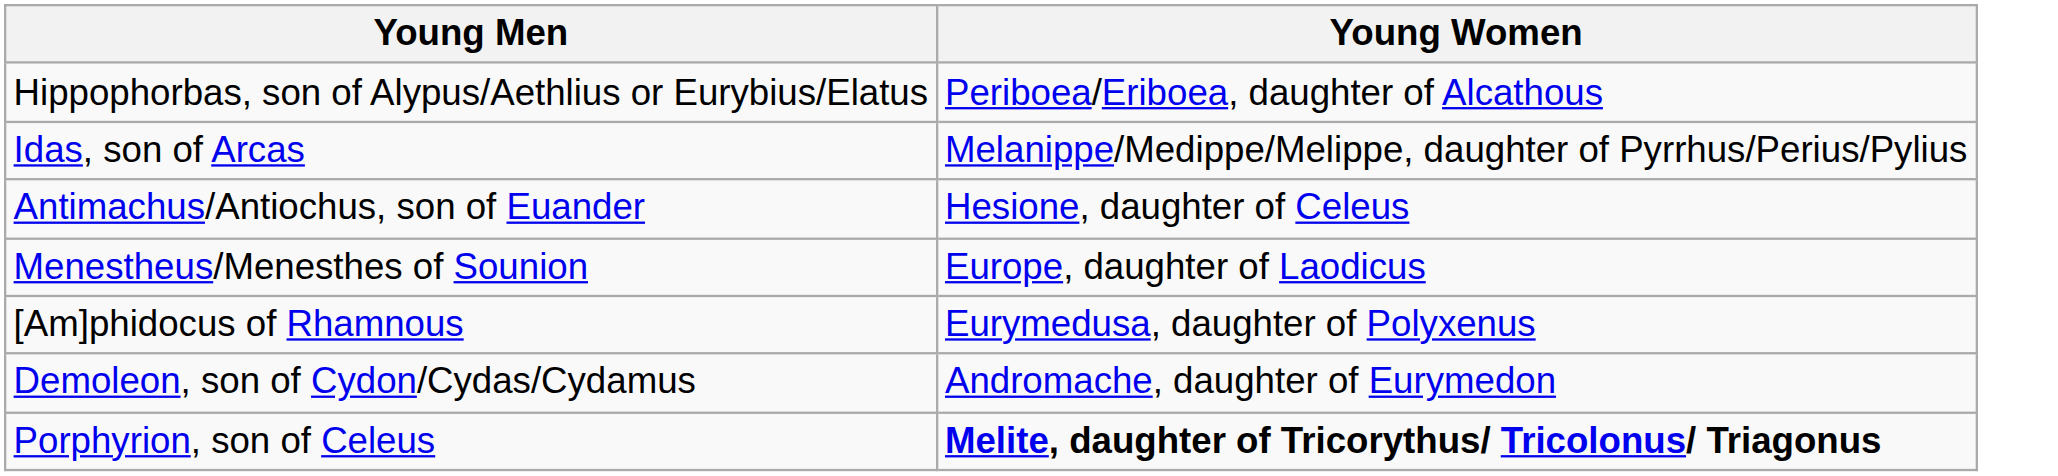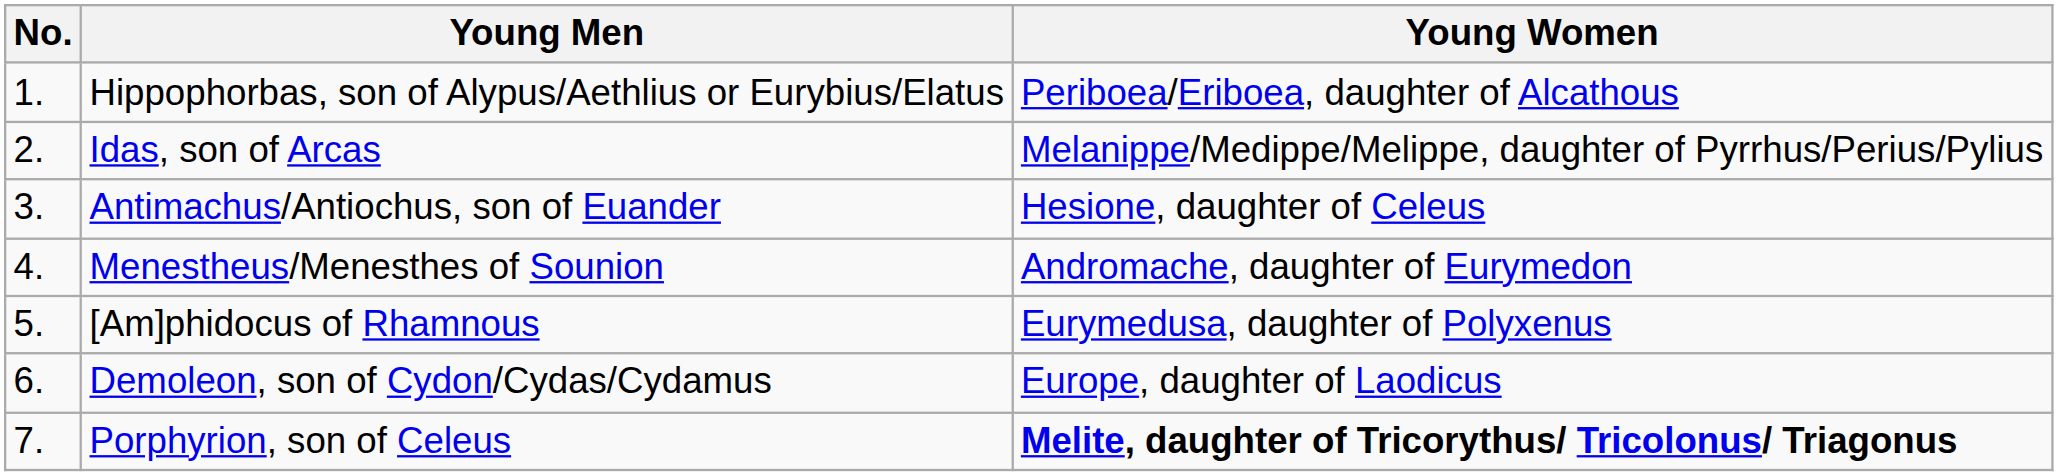+ column: (43, 33)
(1185, 265) Europe, daughter of Laodicus -> (1326, 265) Andromache, daughter of Eurymedon
(1251, 382) Andromache, daughter of Eurymedon -> (1261, 382) Europe, daughter of Laodicus
